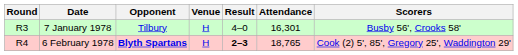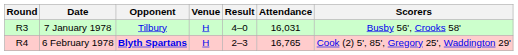(286, 27) 16,301 -> (286, 27) 16,031
(240, 43) bold -> (240, 43) normal
(286, 43) 18,765 -> (286, 43) 16,765
